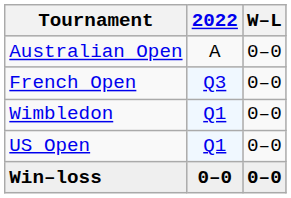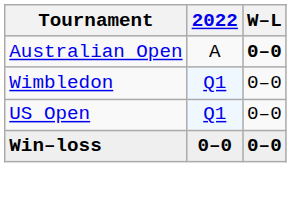(264, 52) normal -> (264, 52) bold
- row: (73, 83)
